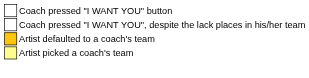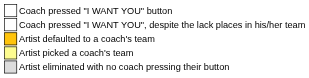+ row: (124, 67)
